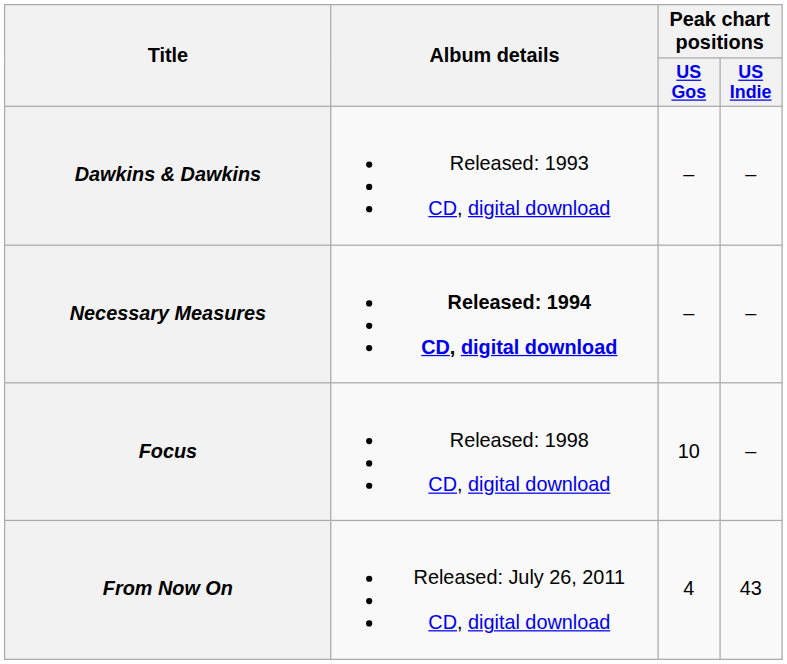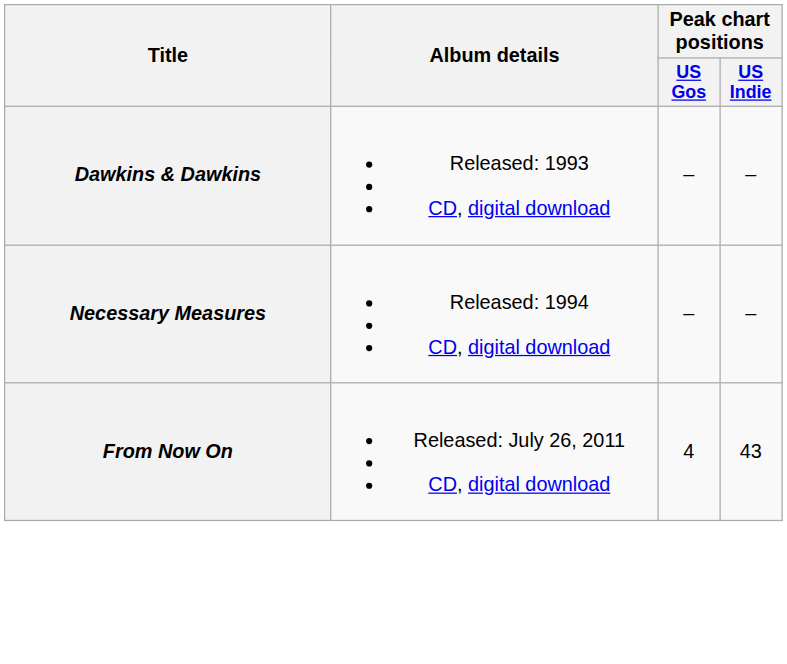(494, 325) bold -> (494, 325) normal
- row: (168, 451)
